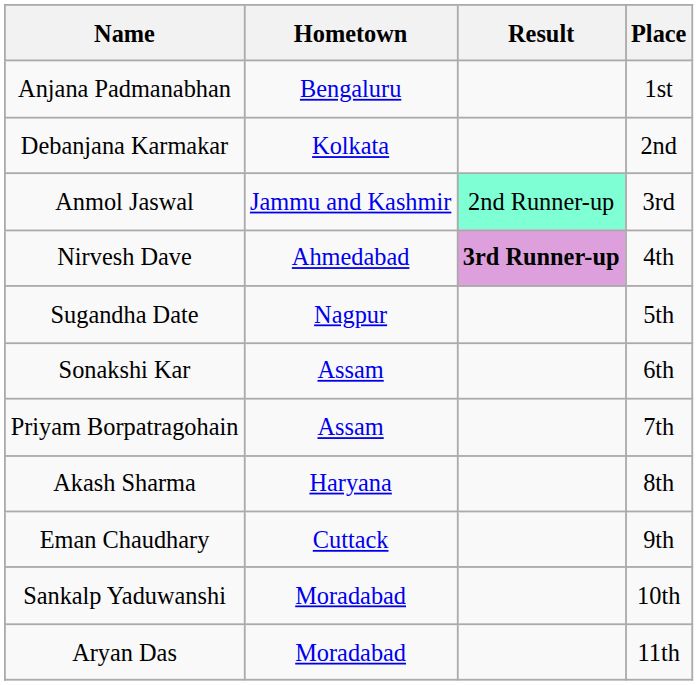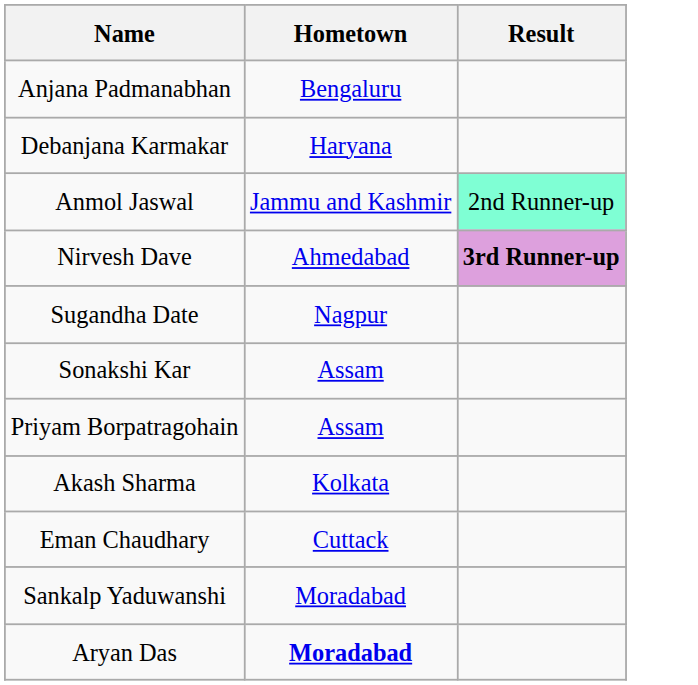- column: (659, 33)
(351, 145) Kolkata -> (351, 145) Haryana
(351, 483) Haryana -> (351, 483) Kolkata
(351, 652) normal -> (351, 652) bold
